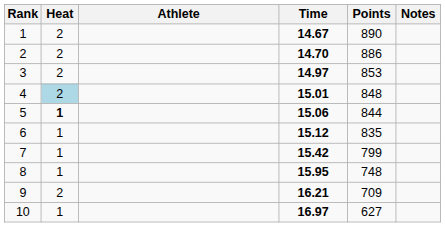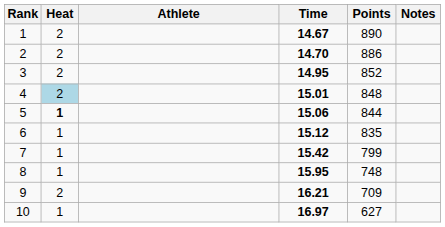(313, 73) 14.97 -> (313, 73) 14.95
(372, 73) 853 -> (372, 73) 852
